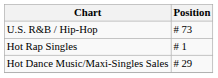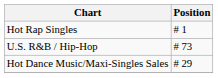rows swapped: (52, 30) <-> (42, 47)
